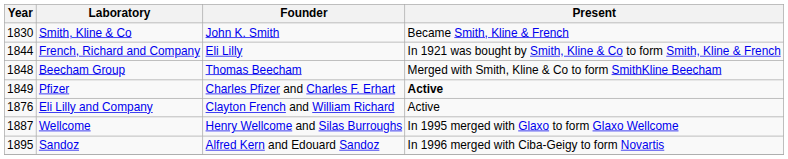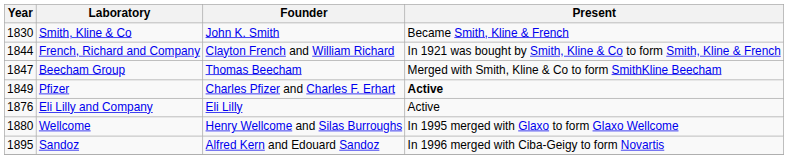(224, 51) Eli Lilly -> (300, 51) Clayton French and William Richard
(20, 70) 1848 -> (20, 70) 1847
(300, 107) Clayton French and William Richard -> (224, 107) Eli Lilly
(20, 126) 1887 -> (20, 126) 1880
